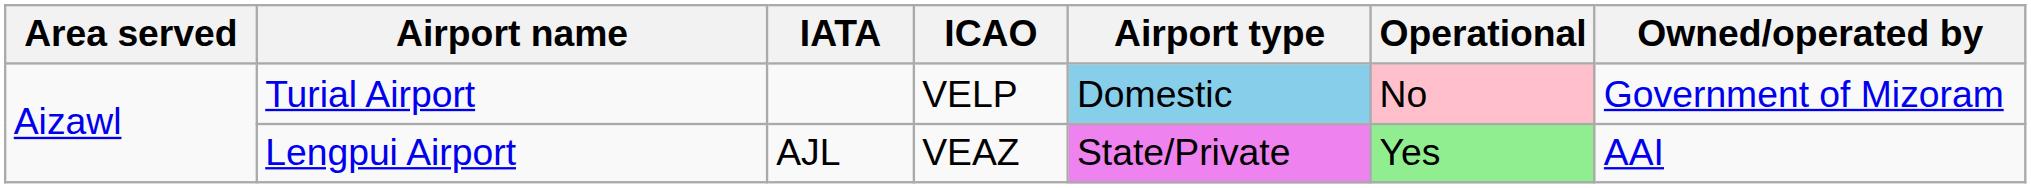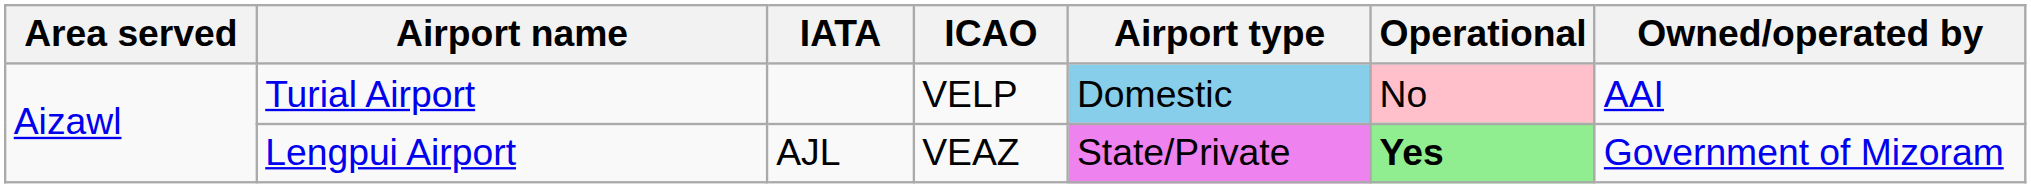(1804, 93) Government of Mizoram -> (1634, 93) AAI
(1410, 152) normal -> (1412, 152) bold
(1634, 152) AAI -> (1804, 152) Government of Mizoram
